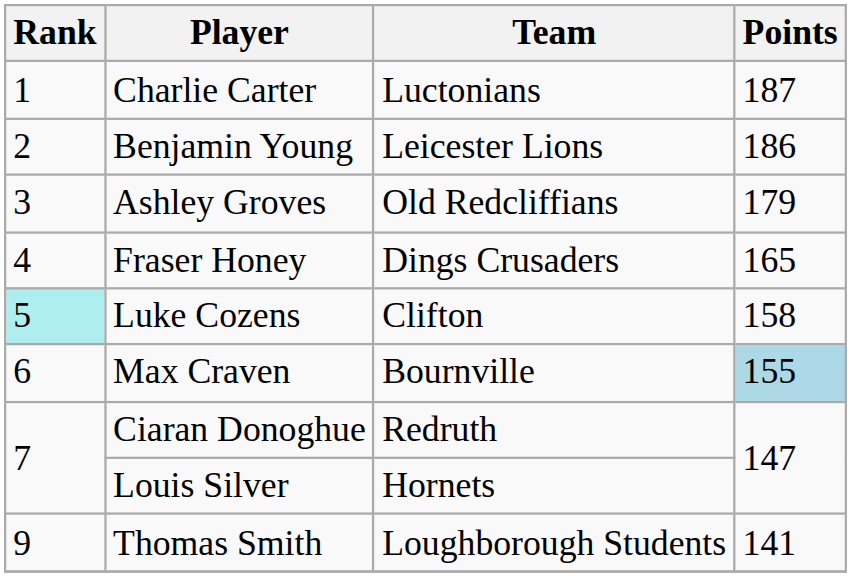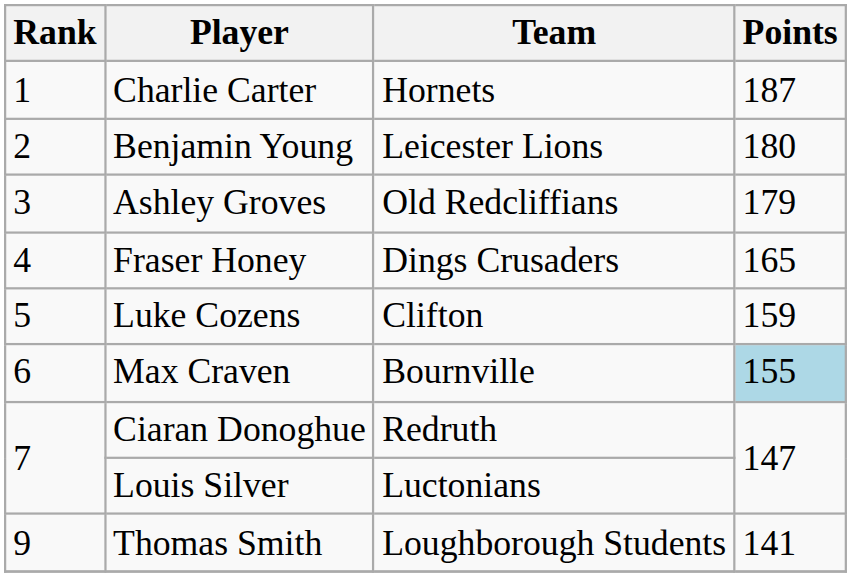(461, 89) Luctonians -> (439, 89) Hornets
(769, 145) 186 -> (769, 145) 180
(22, 315) paleturquoise background -> (22, 315) no background
(769, 315) 158 -> (769, 315) 159
(439, 485) Hornets -> (461, 485) Luctonians
